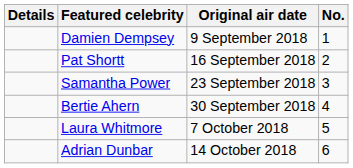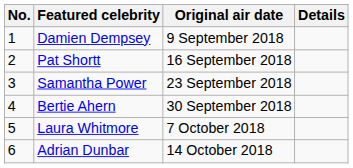columns swapped: (333, 15) <-> (31, 15)
